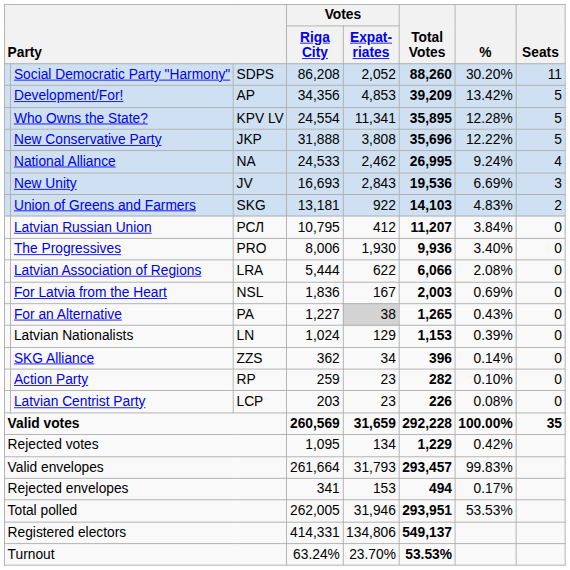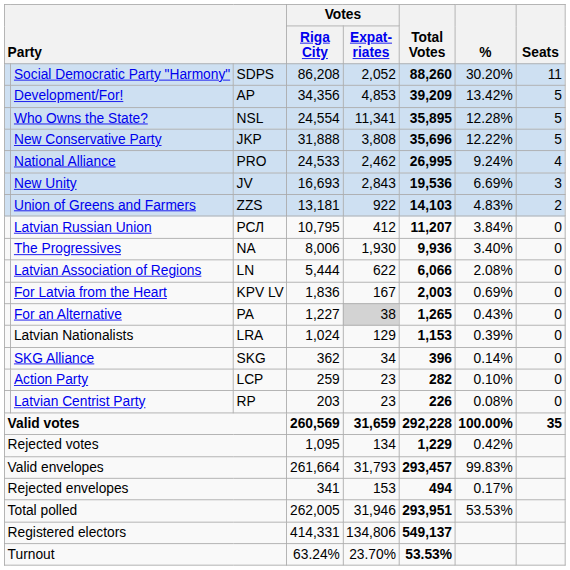(260, 118) KPV LV -> (250, 118) NSL
(246, 161) NA -> (251, 161) PRO
(251, 205) SKG -> (250, 205) ZZS
(251, 249) PRO -> (246, 249) NA
(250, 270) LRA -> (245, 270) LN
(250, 292) NSL -> (260, 292) KPV LV
(245, 336) LN -> (250, 336) LRA
(250, 358) ZZS -> (251, 358) SKG
(246, 380) RP -> (250, 380) LCP
(250, 401) LCP -> (246, 401) RP
